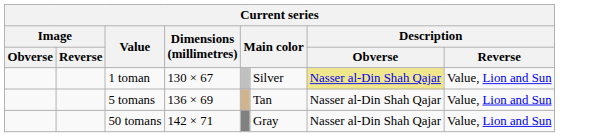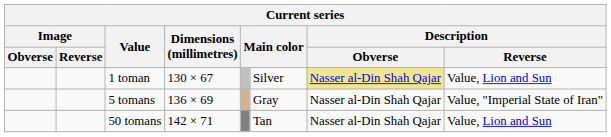(262, 100) Tan -> (266, 100) Gray
(499, 100) Value, Lion and Sun -> (525, 100) Value, "Imperial State of Iran"
(266, 121) Gray -> (262, 121) Tan
